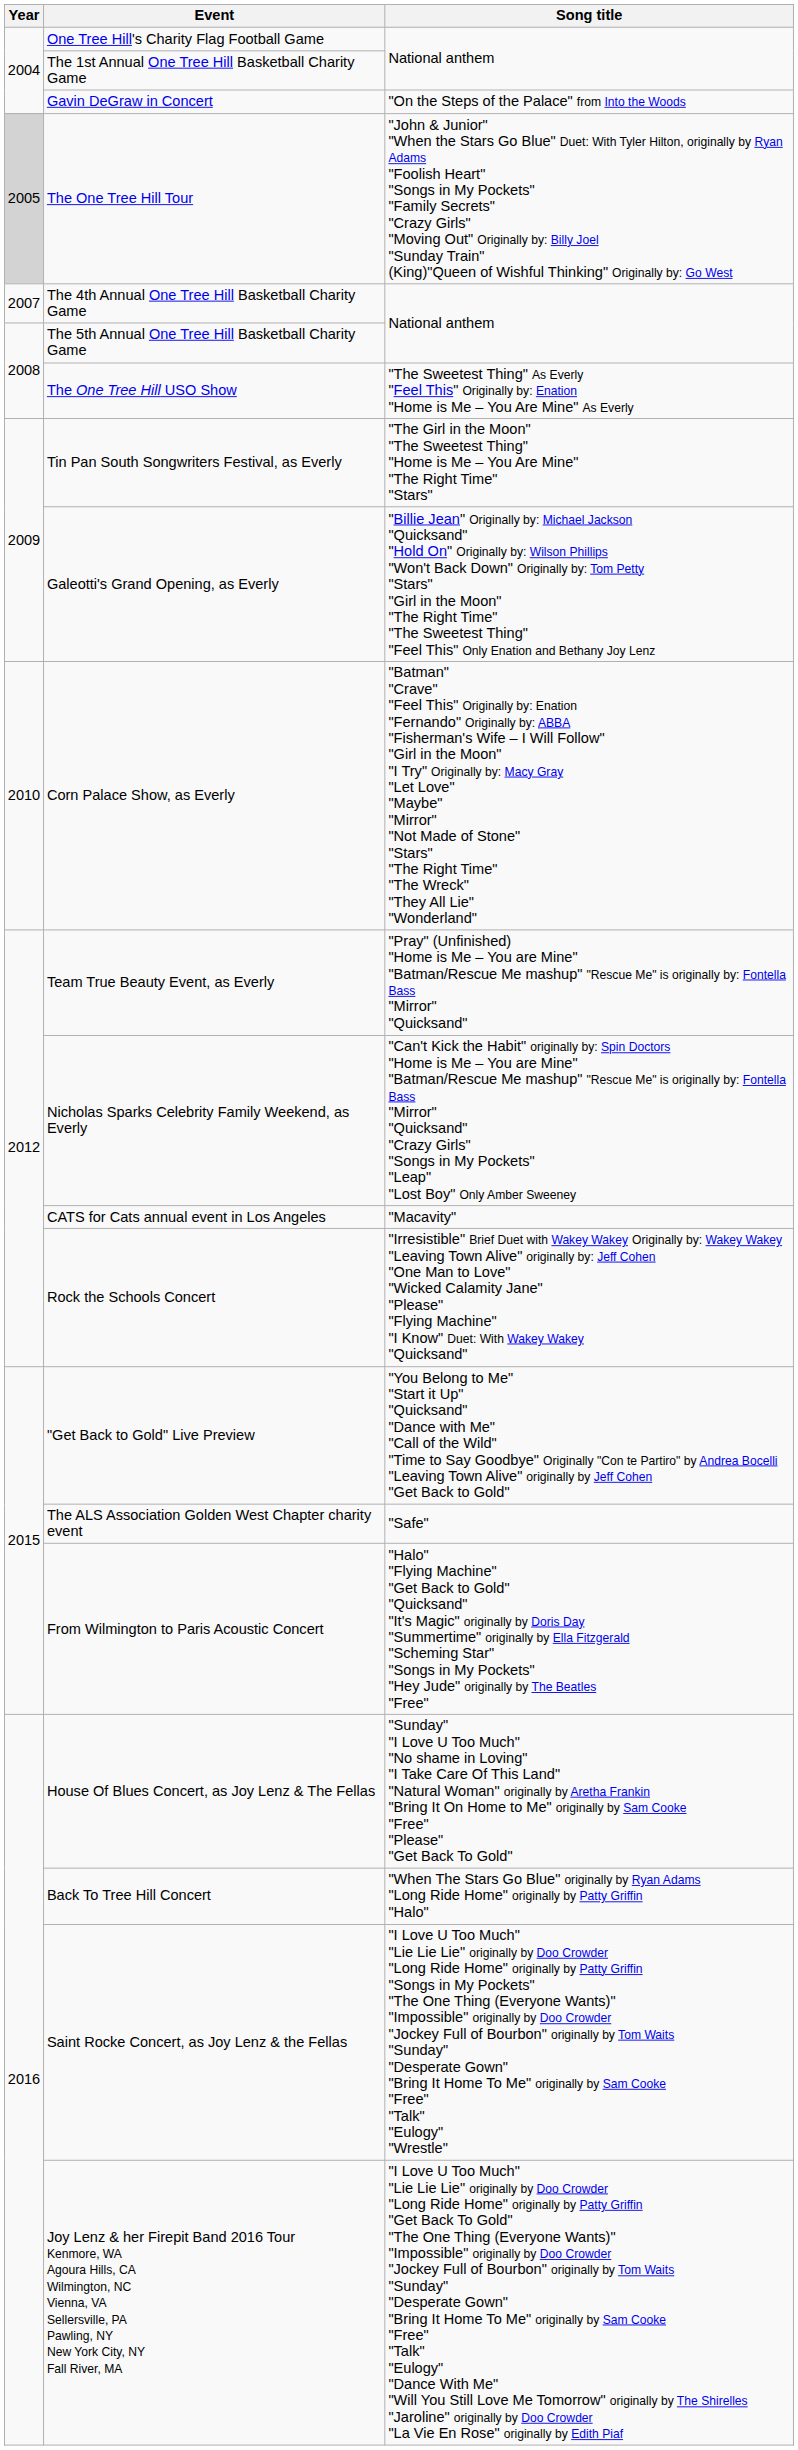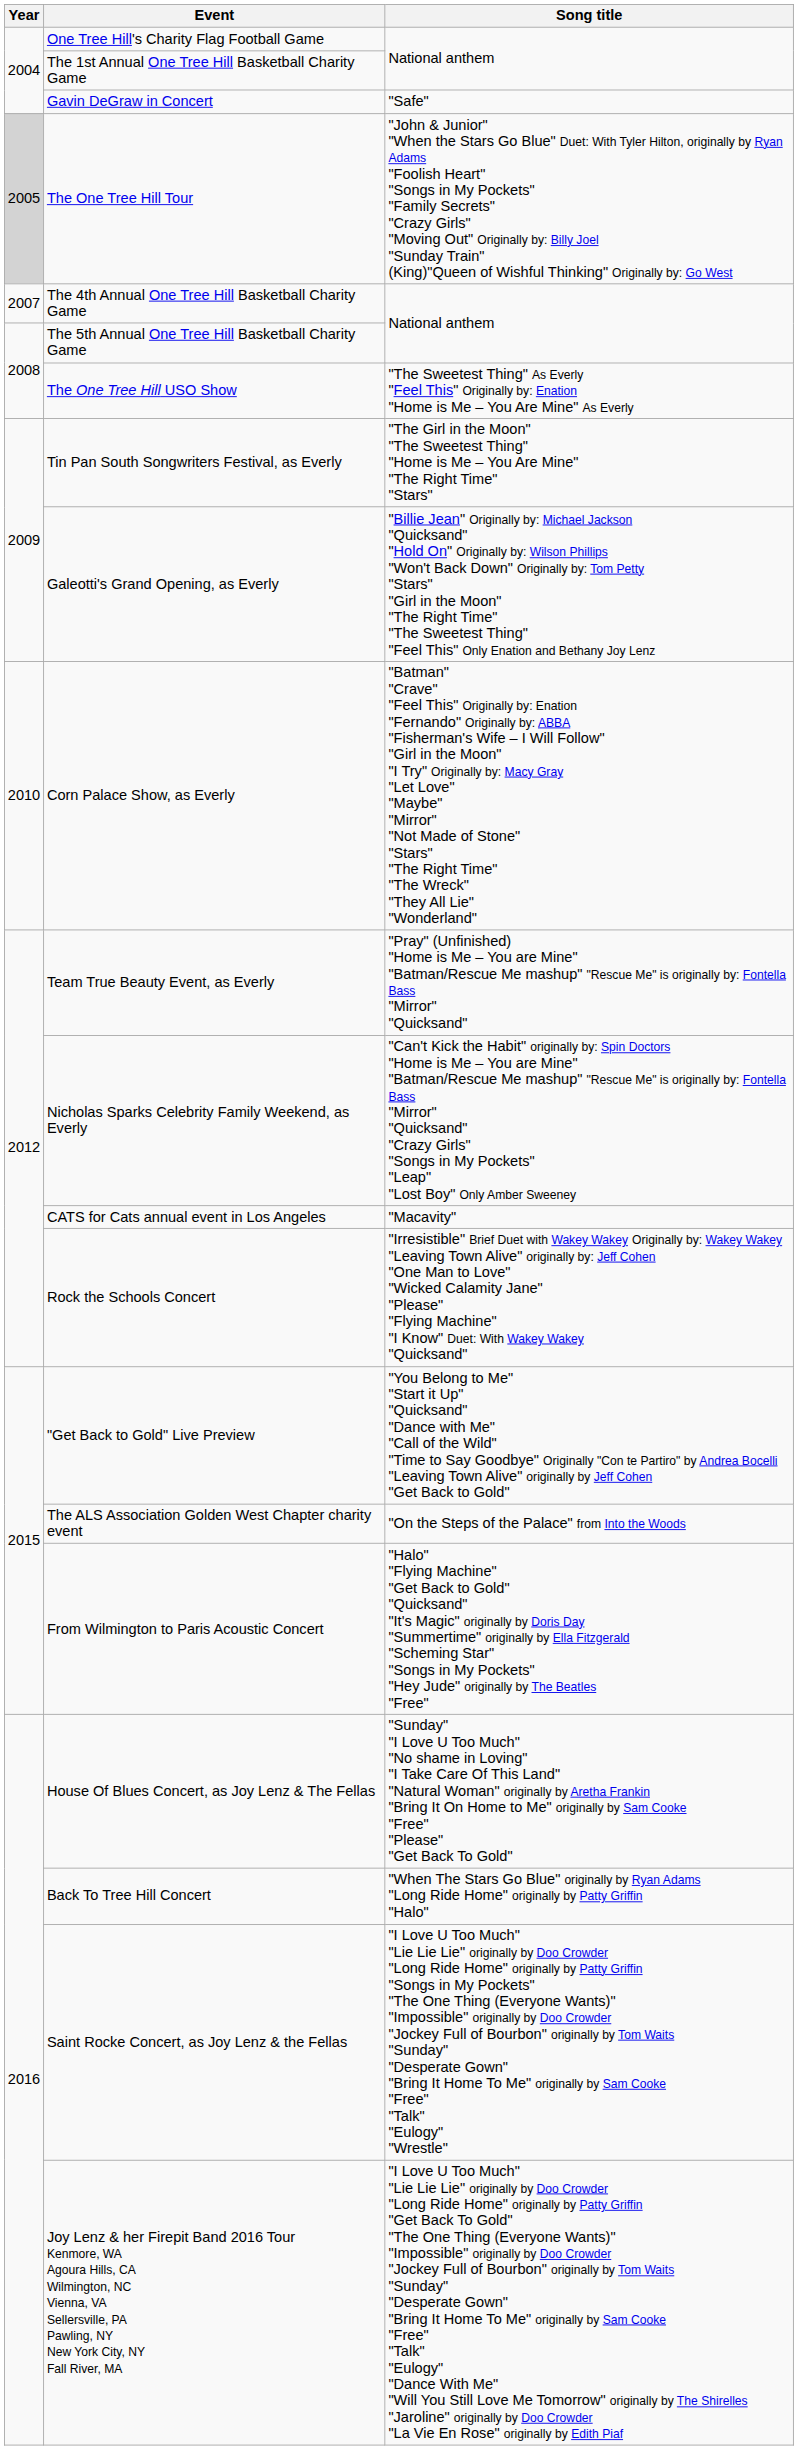(537, 101) "On the Steps of the Palace" from Into the Woods -> (409, 101) "Safe"
(409, 1523) "Safe" -> (537, 1523) "On the Steps of the Palace" from Into the Woods
